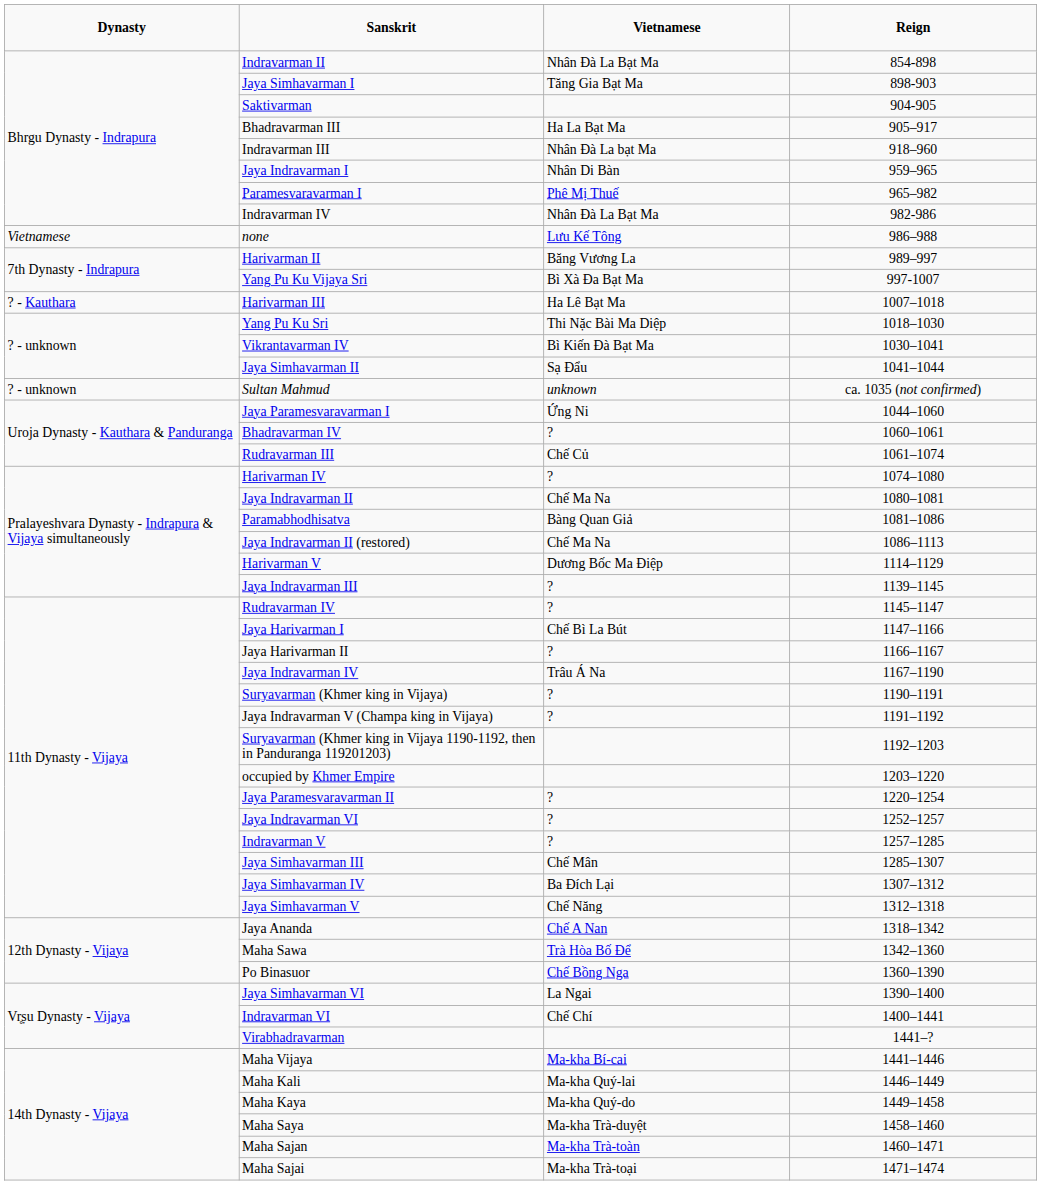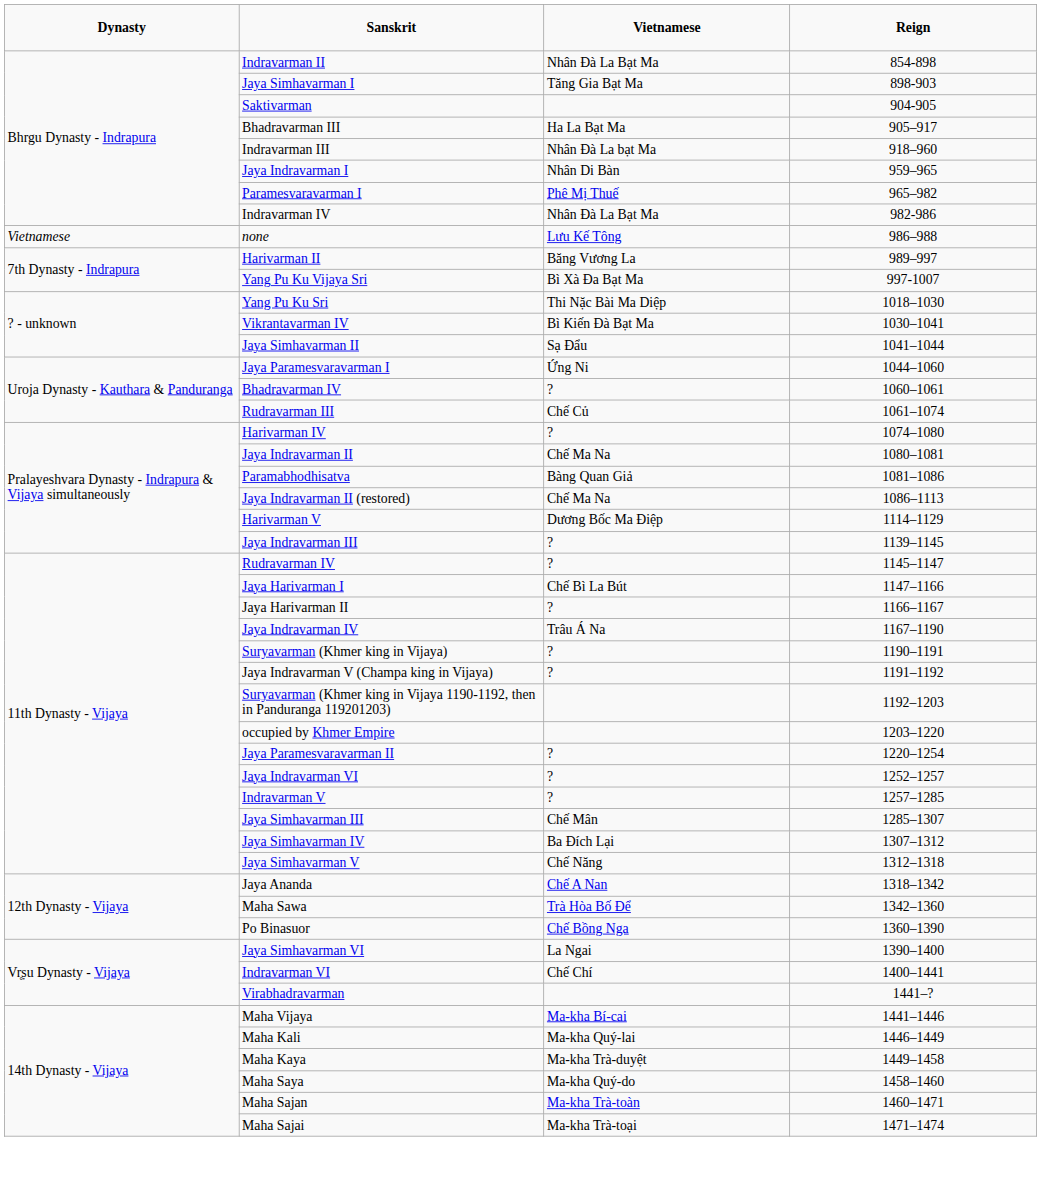- row: (284, 302)
- row: (286, 389)
(591, 1103) Ma-kha Quý-do -> (597, 1059) Ma-kha Trà-duyệt
(597, 1125) Ma-kha Trà-duyệt -> (591, 1081) Ma-kha Quý-do
